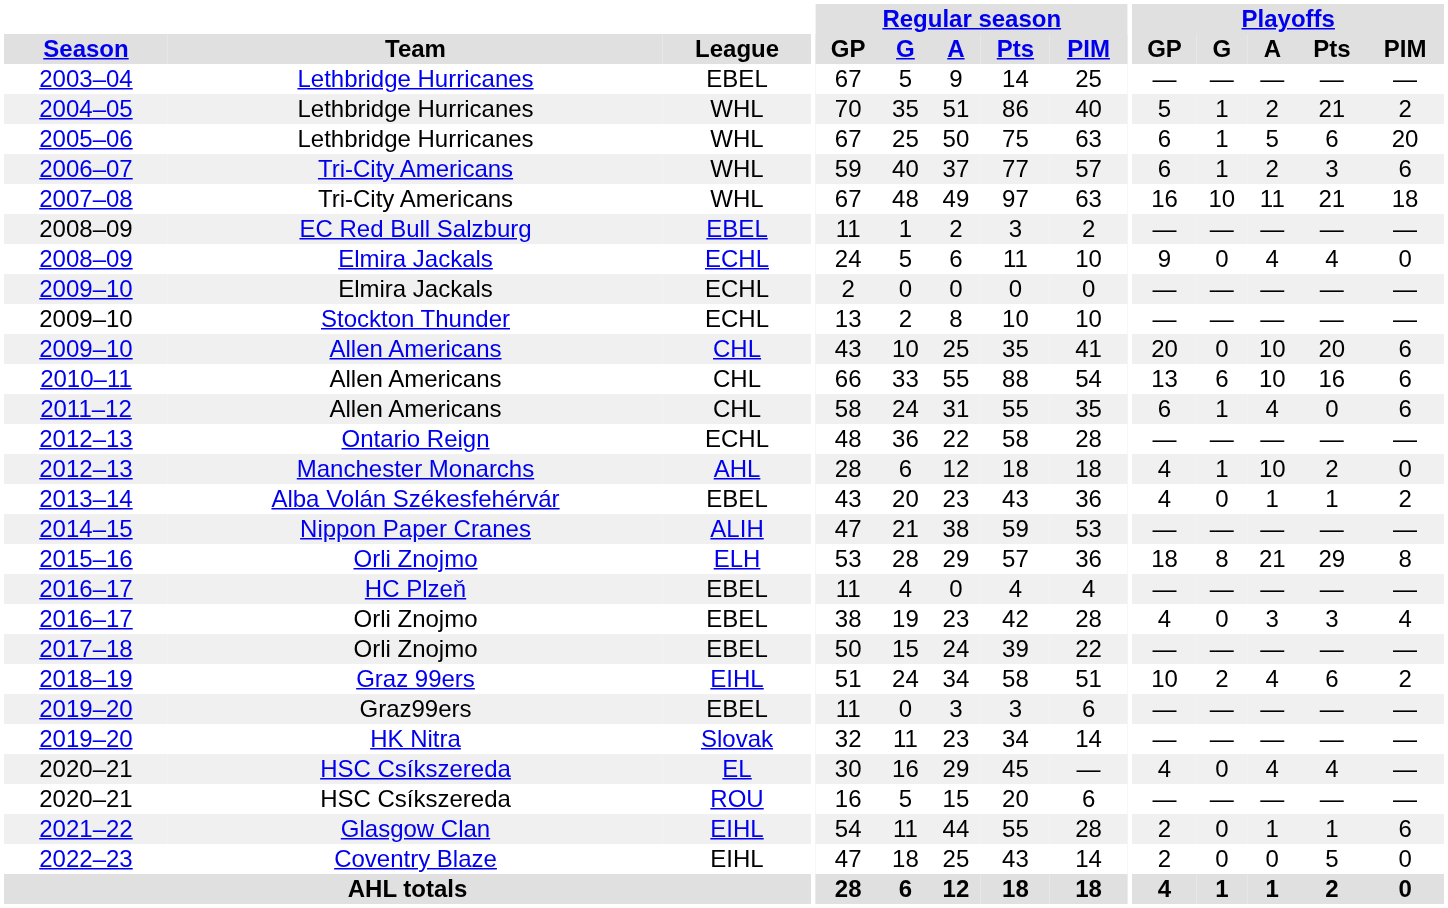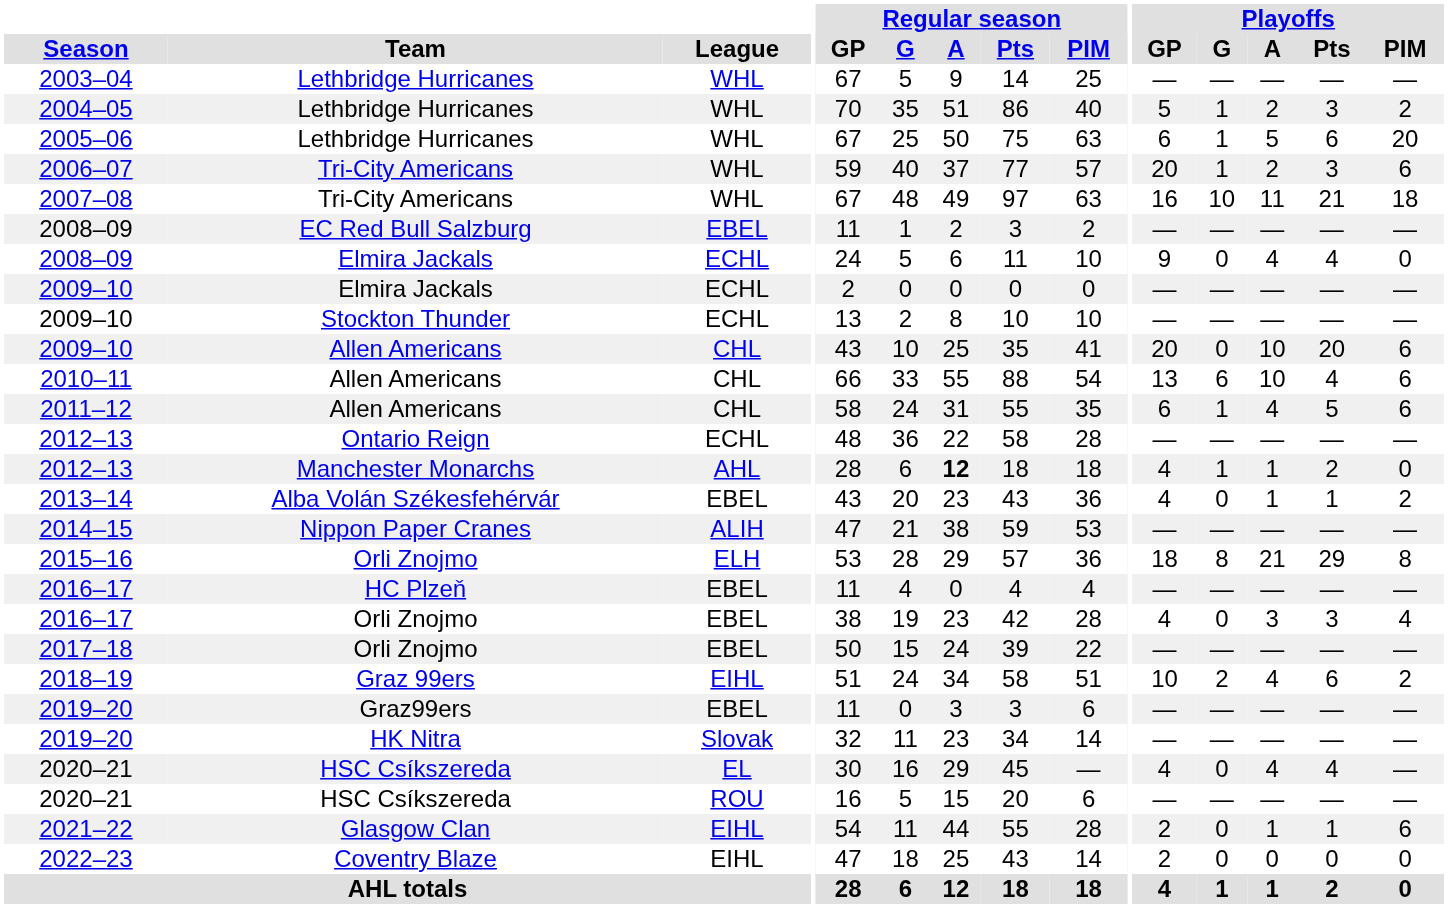(737, 78) EBEL -> (737, 78) WHL
(1332, 108) 21 -> (1332, 108) 3
(1165, 168) 6 -> (1165, 168) 20
(1332, 378) 16 -> (1332, 378) 4
(1332, 408) 0 -> (1332, 408) 5
(956, 468) normal -> (956, 468) bold
(1272, 468) 10 -> (1272, 468) 1
(1332, 858) 5 -> (1332, 858) 0
